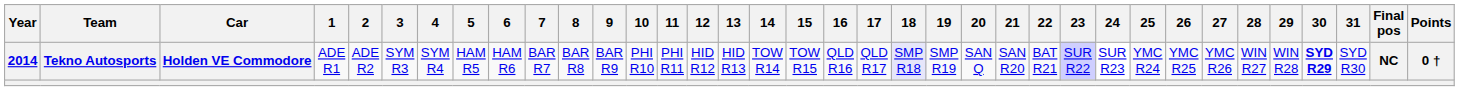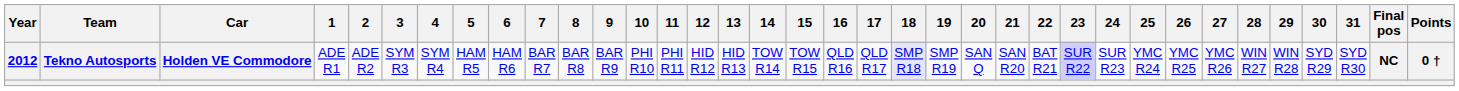(23, 61) 2014 -> (23, 61) 2012
(1319, 61) bold -> (1319, 61) normal
